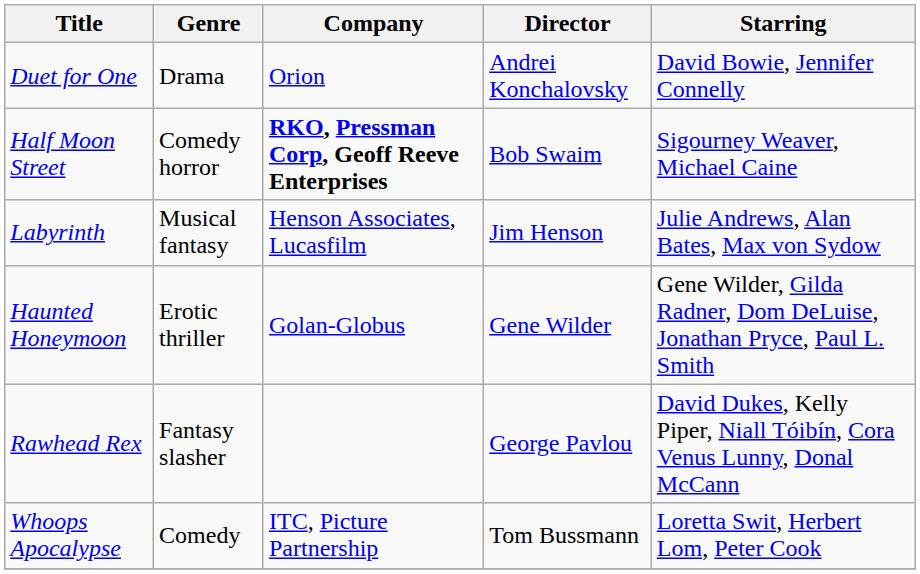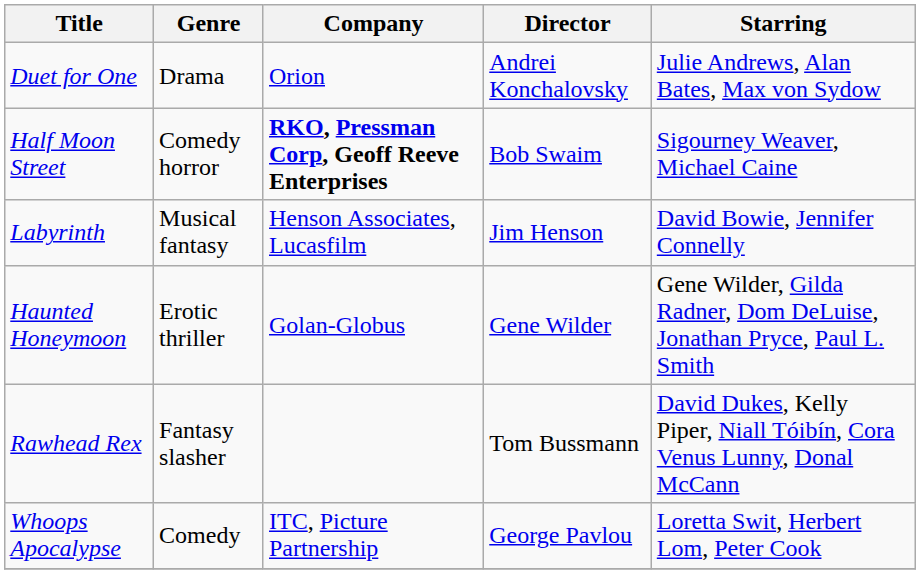(765, 75) David Bowie, Jennifer Connelly -> (769, 75) Julie Andrews, Alan Bates, Max von Sydow
(769, 232) Julie Andrews, Alan Bates, Max von Sydow -> (765, 232) David Bowie, Jennifer Connelly
(561, 443) George Pavlou -> (564, 443) Tom Bussmann
(564, 535) Tom Bussmann -> (561, 535) George Pavlou
